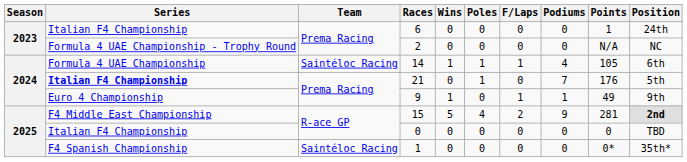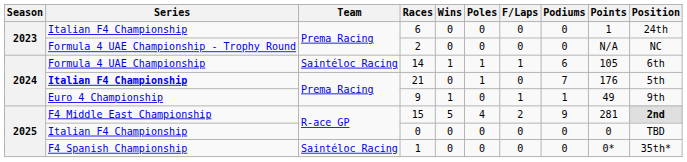(564, 63) 4 -> (564, 63) 6
